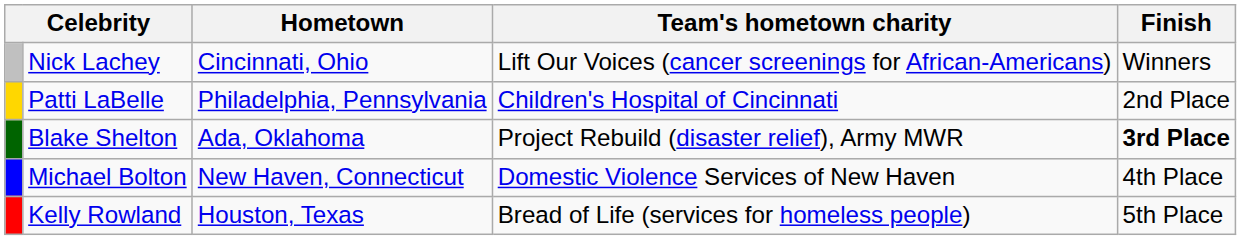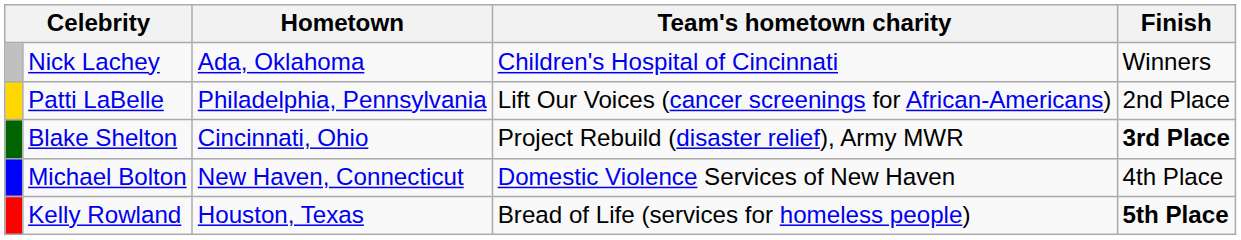(283, 61) Cincinnati, Ohio -> (281, 61) Ada, Oklahoma
(805, 61) Lift Our Voices (cancer screenings for African-Americans) -> (668, 61) Children's Hospital of Cincinnati
(668, 100) Children's Hospital of Cincinnati -> (805, 100) Lift Our Voices (cancer screenings for African-Americans)
(281, 138) Ada, Oklahoma -> (283, 138) Cincinnati, Ohio
(1173, 215) normal -> (1176, 215) bold
